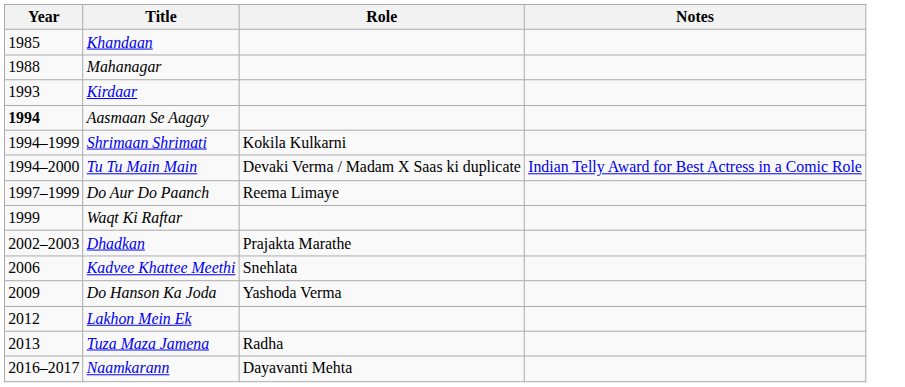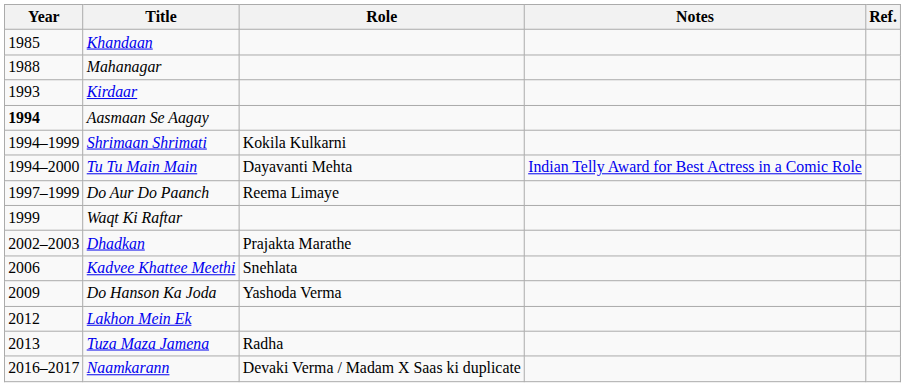+ column: (883, 17)
(382, 167) Devaki Verma / Madam X Saas ki duplicate -> (297, 167) Dayavanti Mehta
(297, 368) Dayavanti Mehta -> (382, 368) Devaki Verma / Madam X Saas ki duplicate
